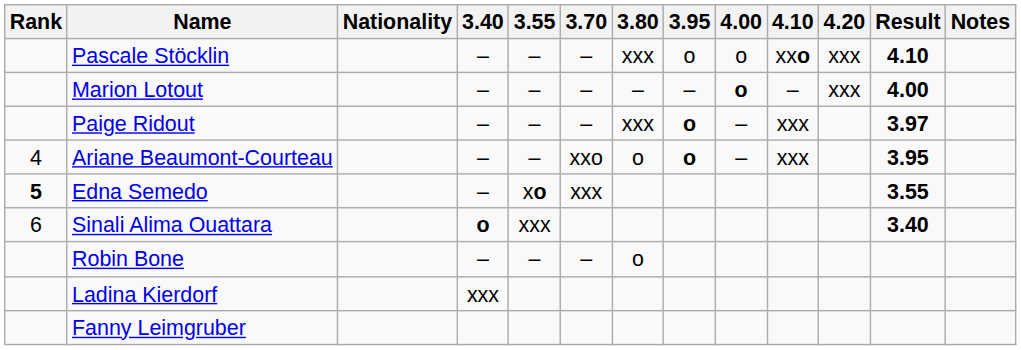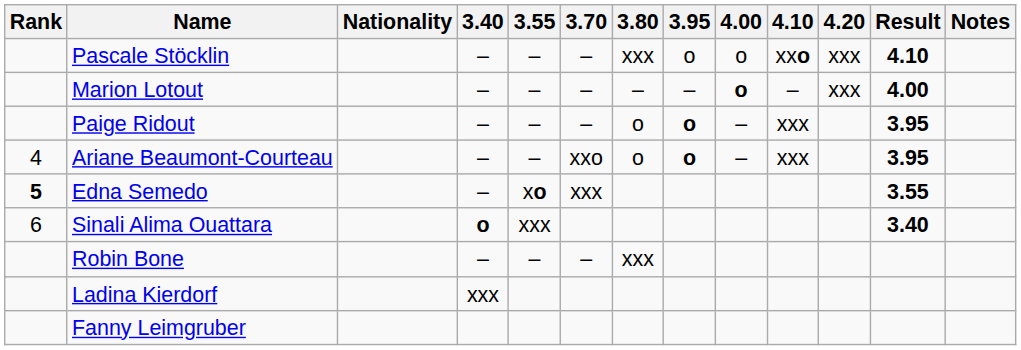(638, 124) xxx -> (638, 124) o
(908, 124) 3.97 -> (908, 124) 3.95
(638, 259) o -> (638, 259) xxx
